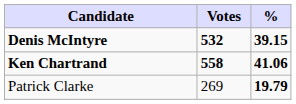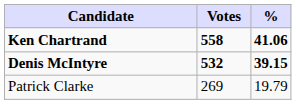rows swapped: (57, 63) <-> (58, 39)
(271, 87) bold -> (271, 87) normal
